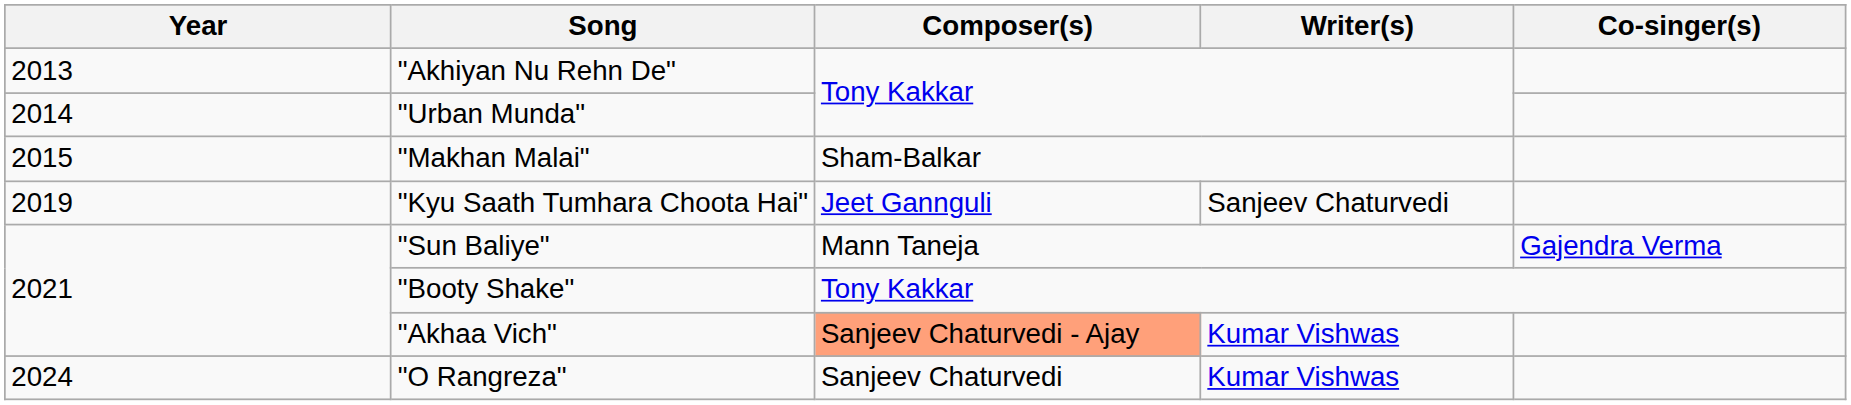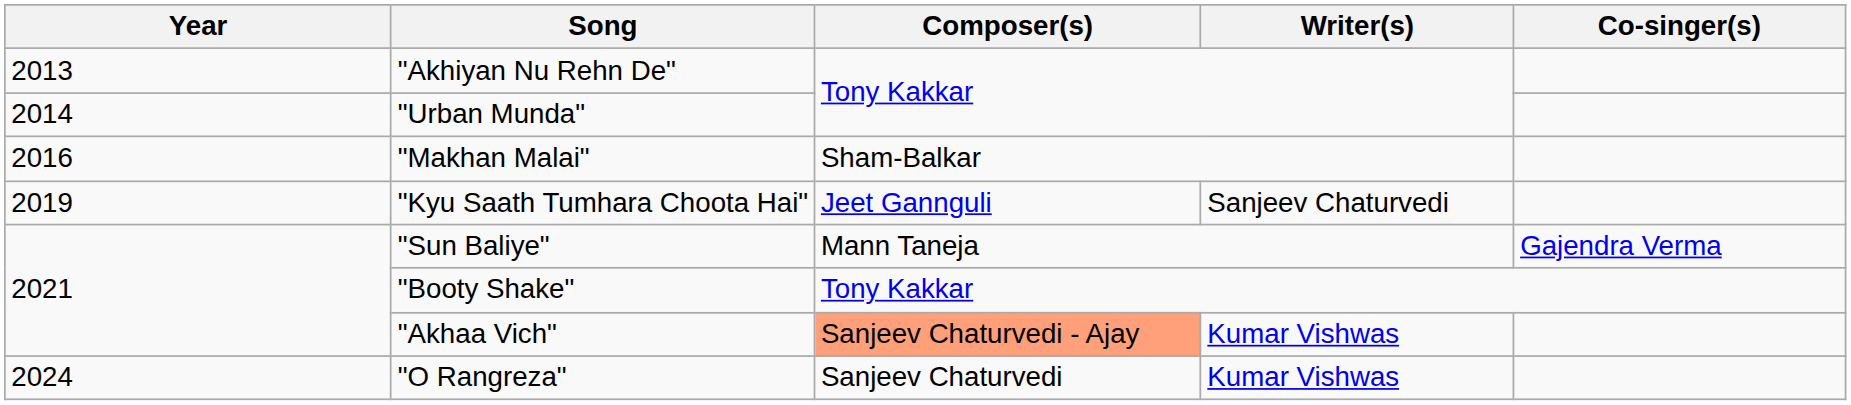(42, 158) 2015 -> (42, 158) 2016
